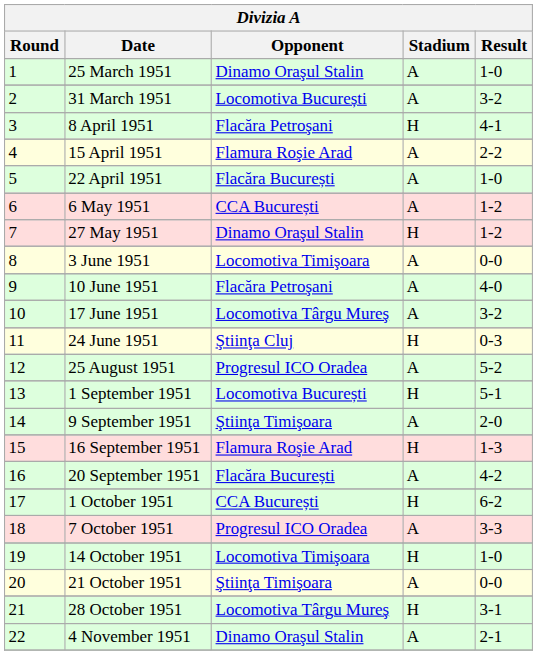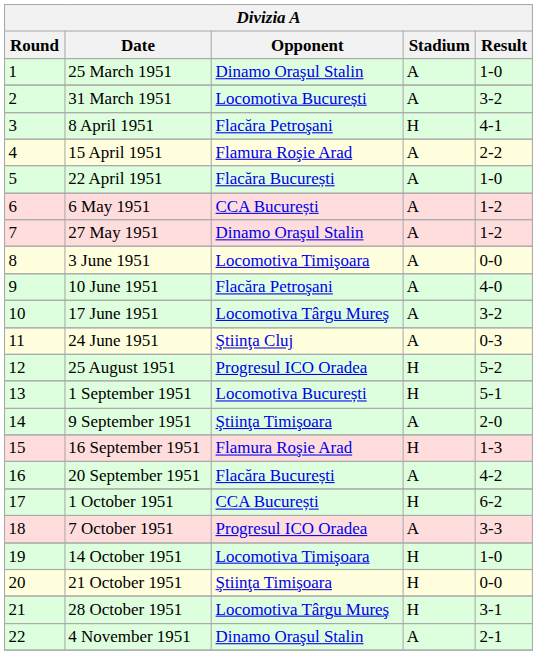(413, 233) H -> (413, 233) A
(413, 340) H -> (413, 340) A
(413, 367) A -> (413, 367) H
(413, 582) A -> (413, 582) H
